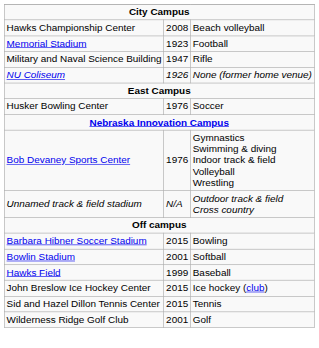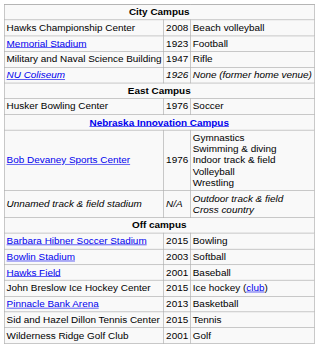(177, 256) 2001 -> (177, 256) 2003
(177, 272) 1999 -> (177, 272) 2001
+ row: (53, 304)
